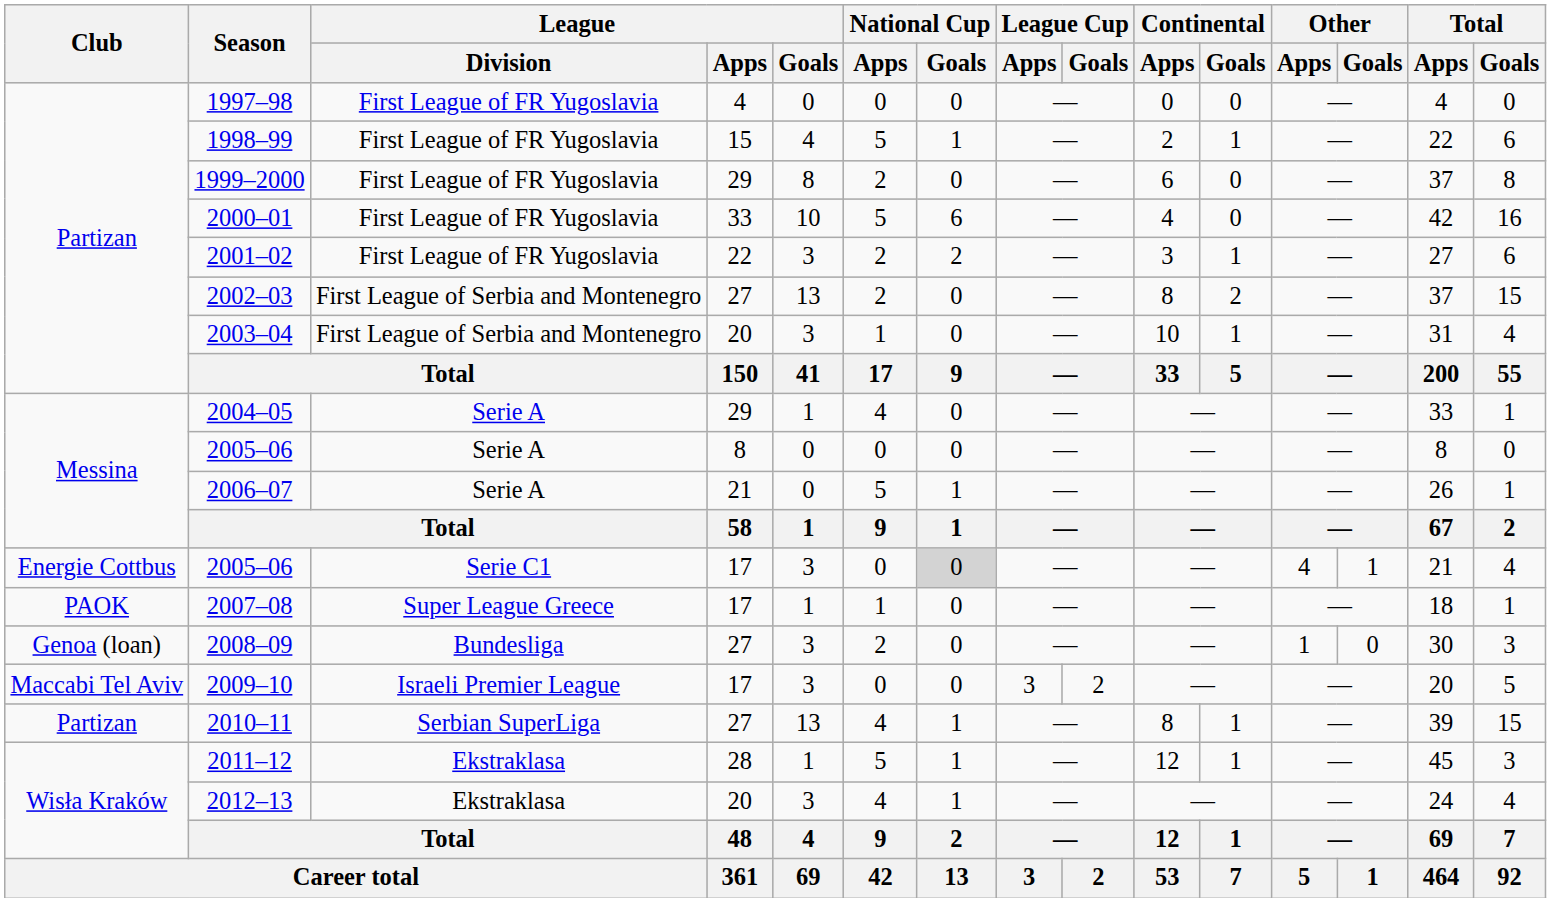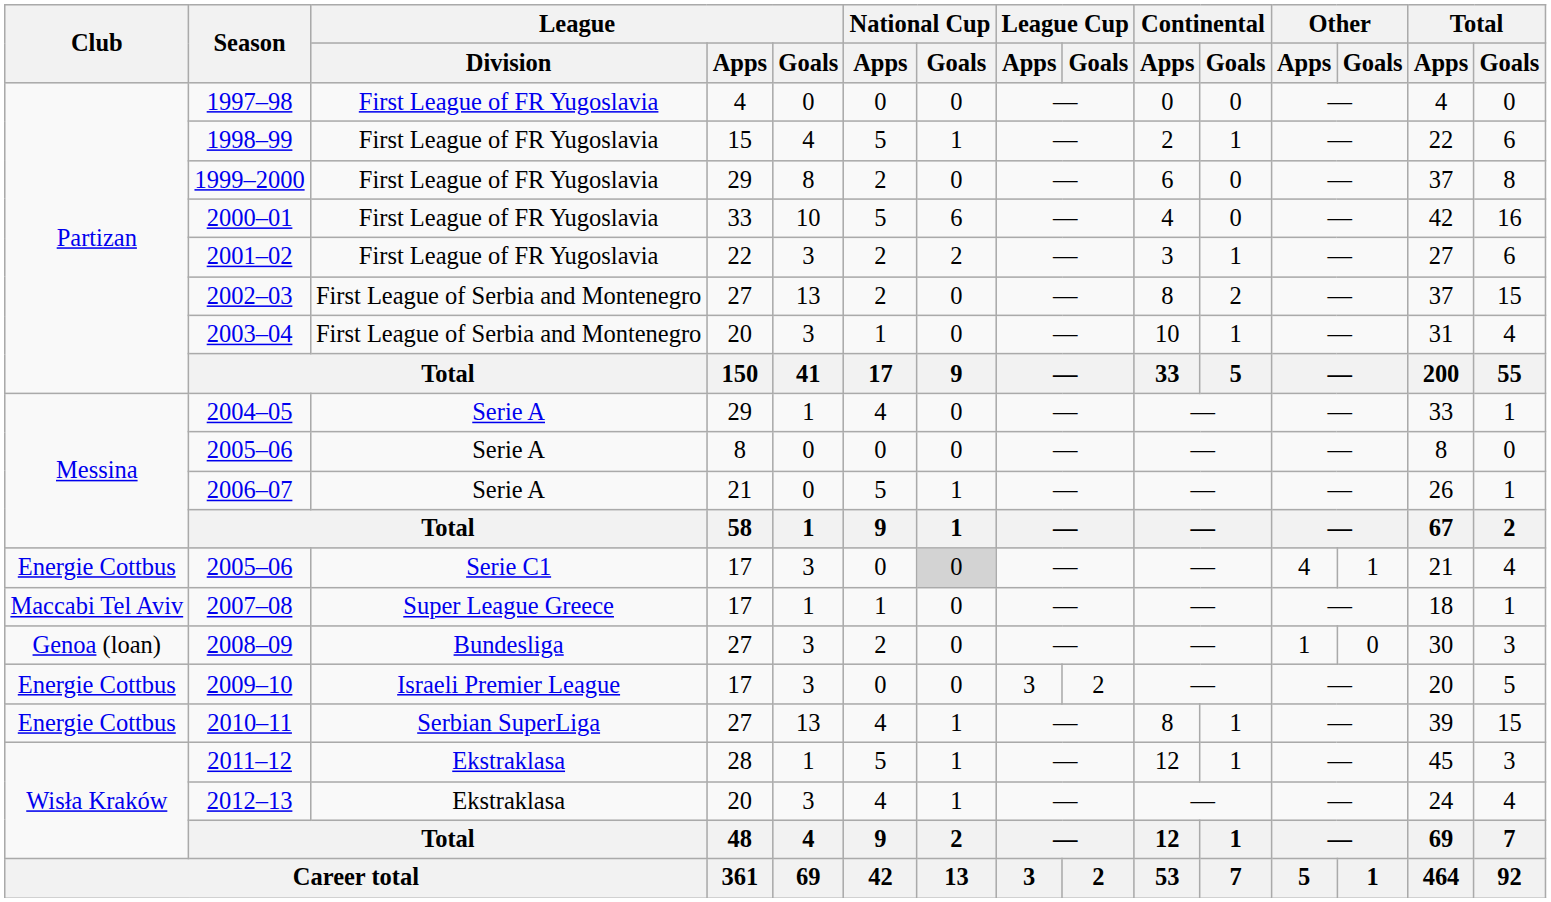(97, 606) PAOK -> (97, 606) Maccabi Tel Aviv
(97, 683) Maccabi Tel Aviv -> (97, 683) Energie Cottbus
(97, 722) Partizan -> (97, 722) Energie Cottbus
